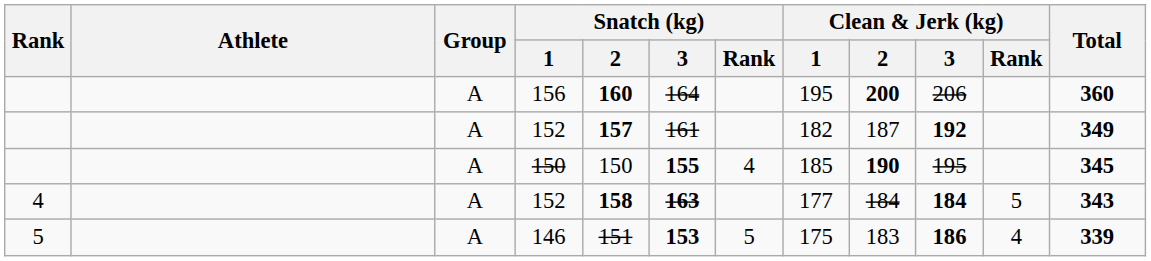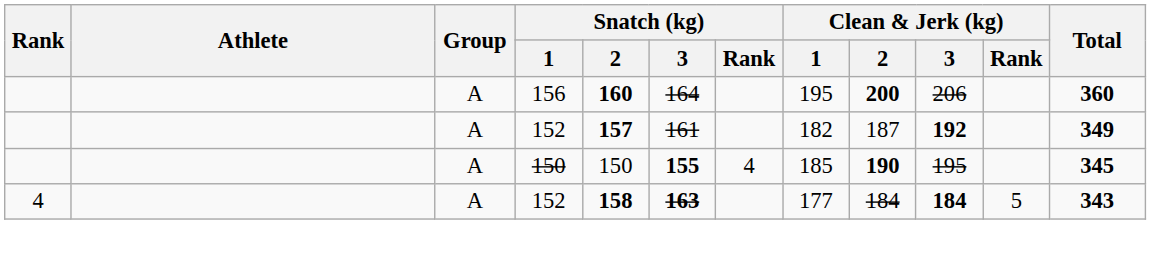- row: (38, 237)
